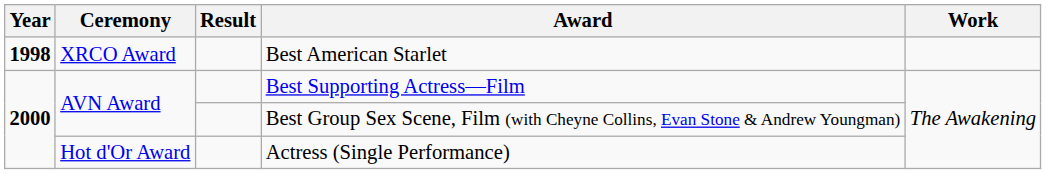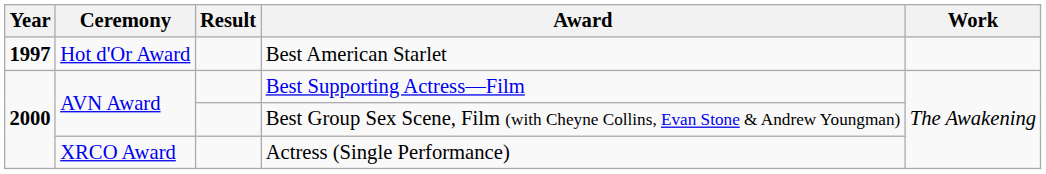(30, 53) 1998 -> (30, 53) 1997
(118, 53) XRCO Award -> (125, 53) Hot d'Or Award
(125, 151) Hot d'Or Award -> (118, 151) XRCO Award
